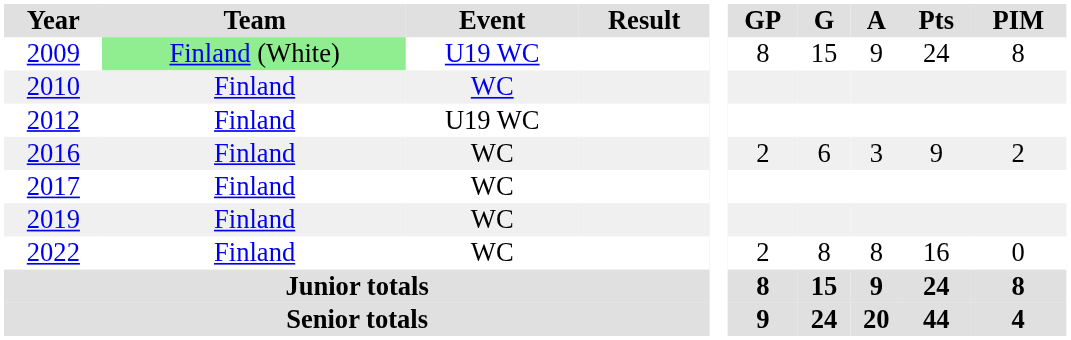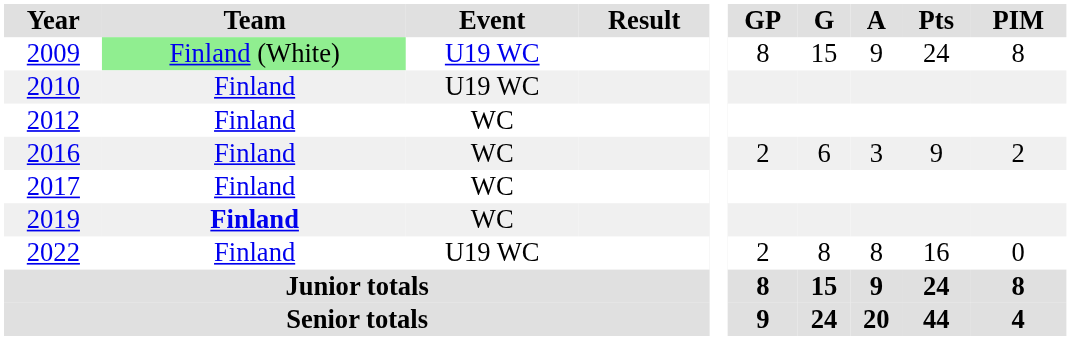(492, 86) WC -> (492, 86) U19 WC
(492, 119) U19 WC -> (492, 119) WC
(255, 219) normal -> (255, 219) bold
(492, 252) WC -> (492, 252) U19 WC
